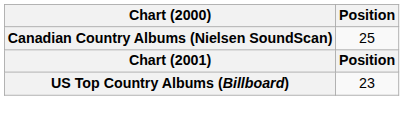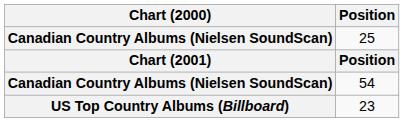+ row: (367, 83)
